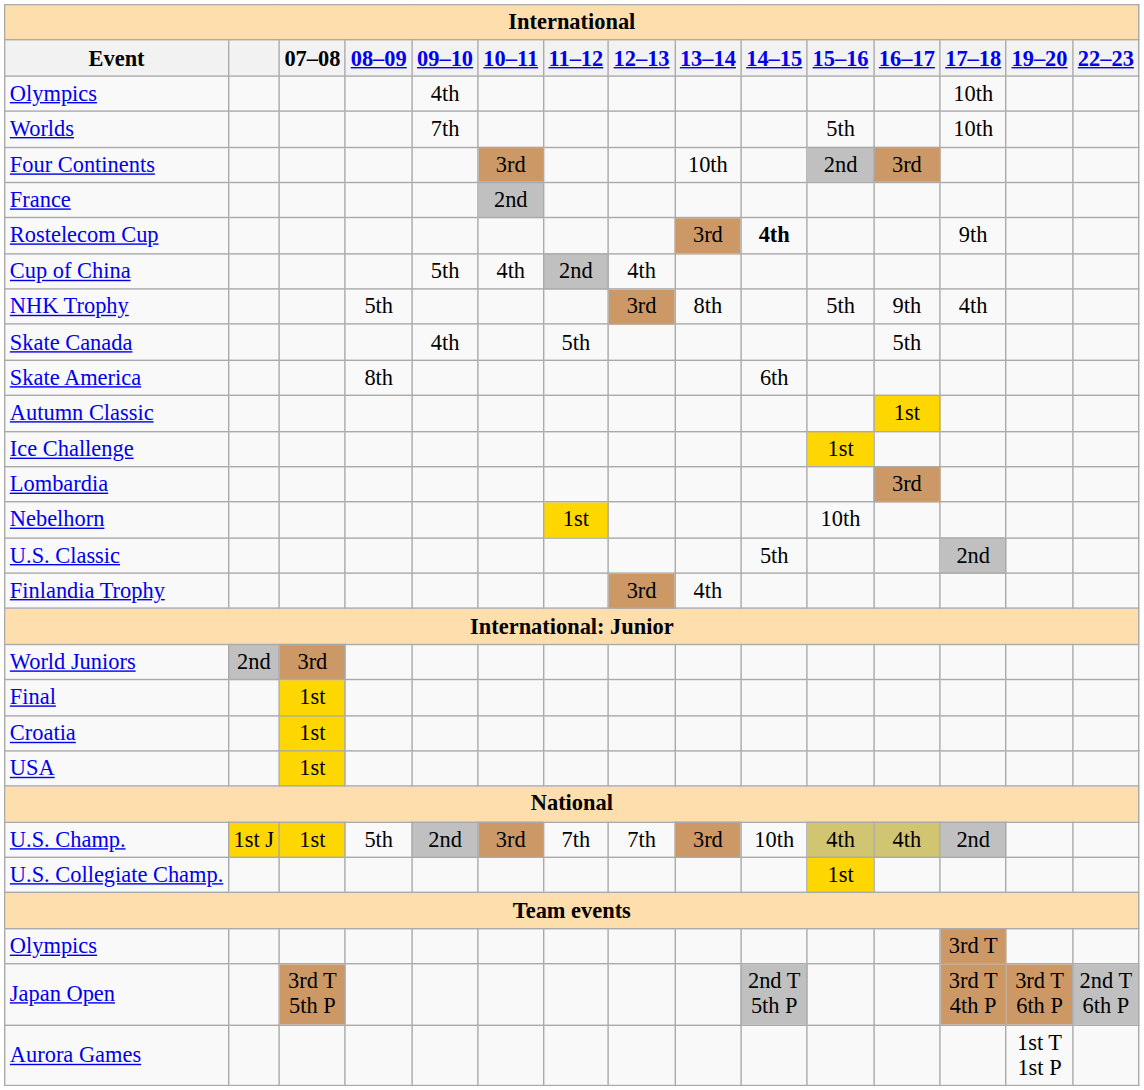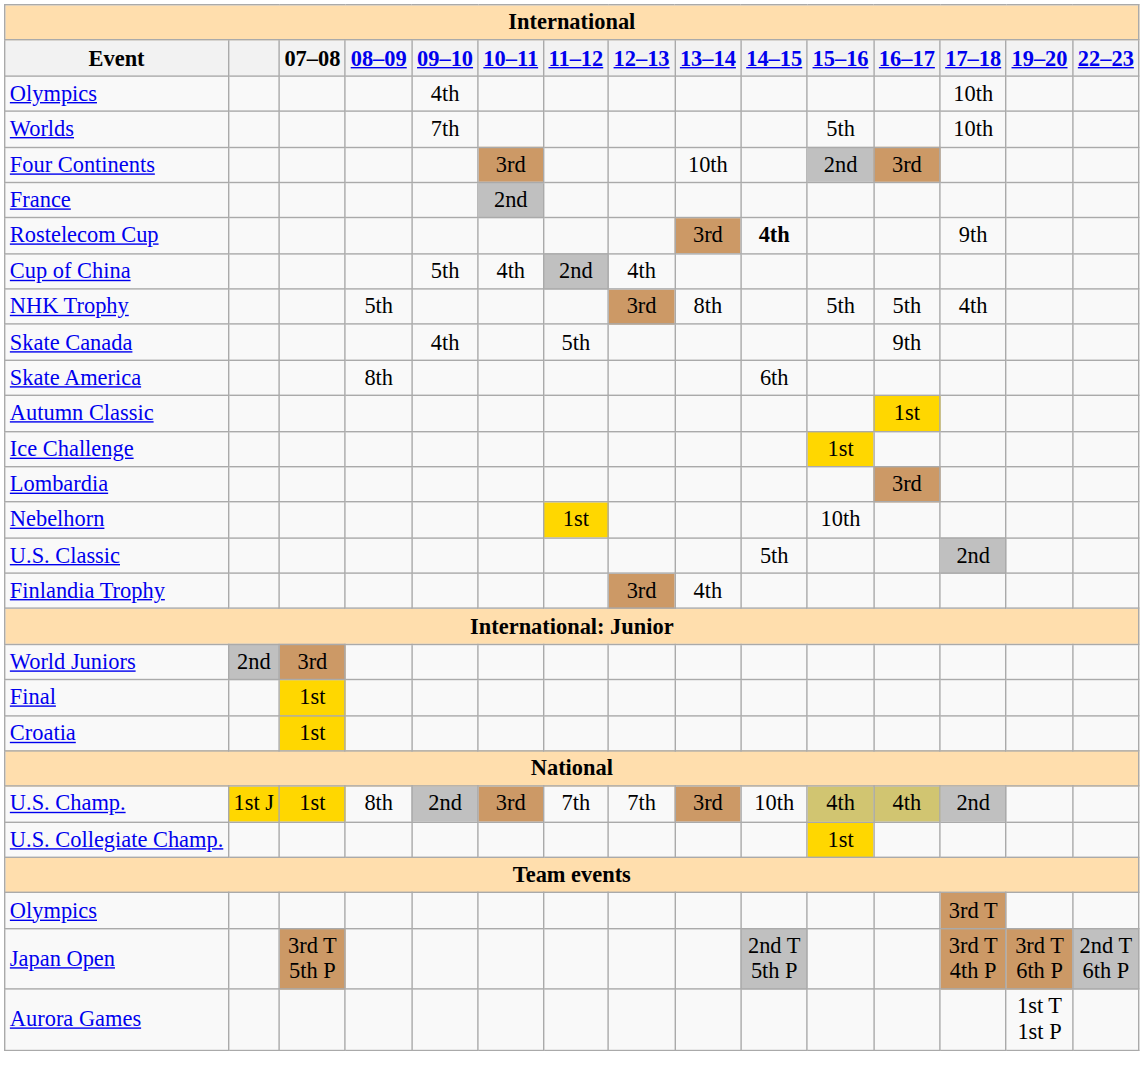(907, 306) 9th -> (907, 306) 5th
(907, 341) 5th -> (907, 341) 9th
- row: (32, 768)
(379, 839) 5th -> (379, 803) 8th
